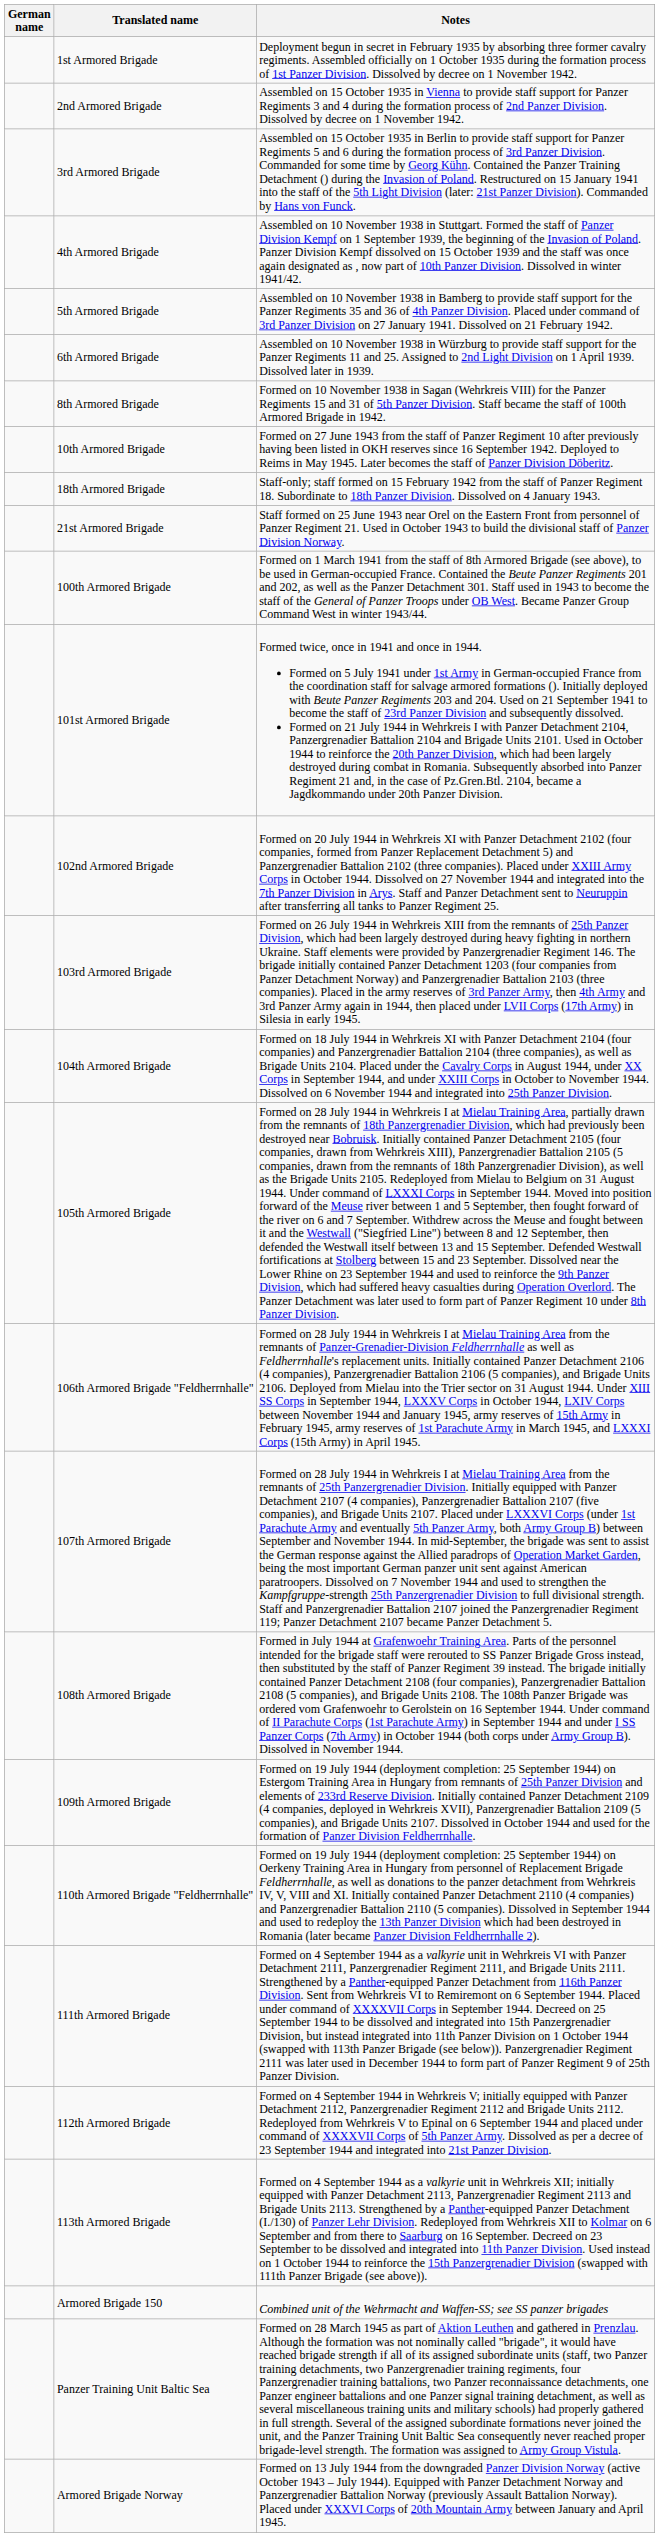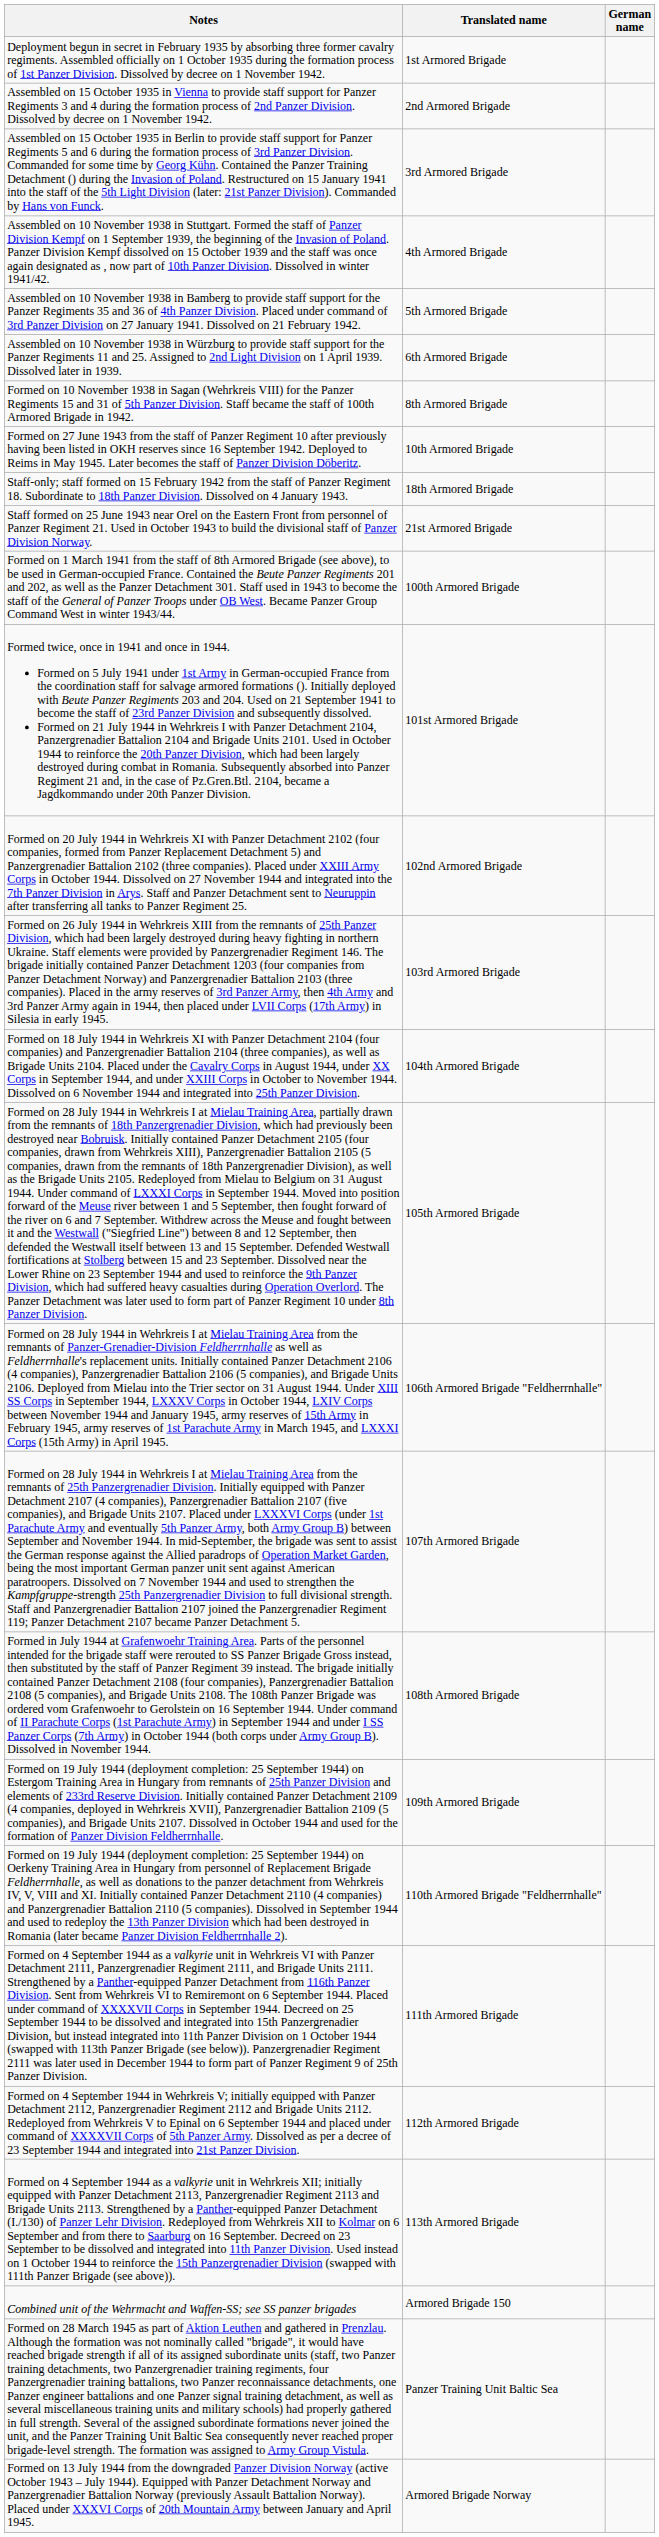columns swapped: (29, 20) <-> (456, 20)
